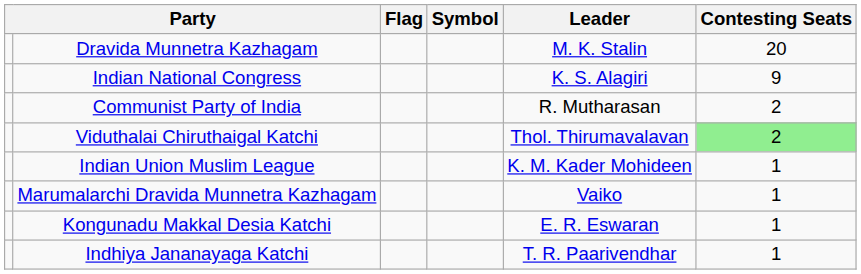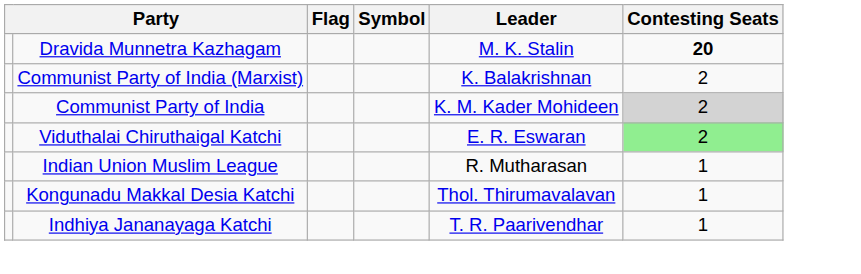(776, 48) normal -> (703, 48) bold
- row: (197, 78)
+ row: (160, 78)
(600, 107) R. Mutharasan -> (526, 107) K. M. Kader Mohideen
(776, 107) no background -> (703, 107) lightgrey background
(600, 136) Thol. Thirumavalavan -> (526, 136) E. R. Eswaran
(600, 166) K. M. Kader Mohideen -> (526, 166) R. Mutharasan
- row: (197, 195)
(600, 225) E. R. Eswaran -> (526, 195) Thol. Thirumavalavan
